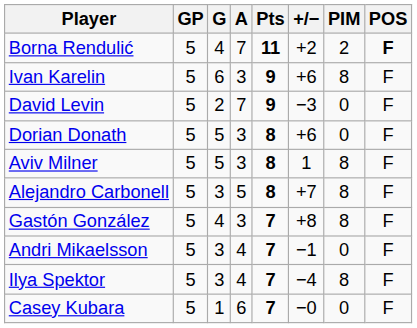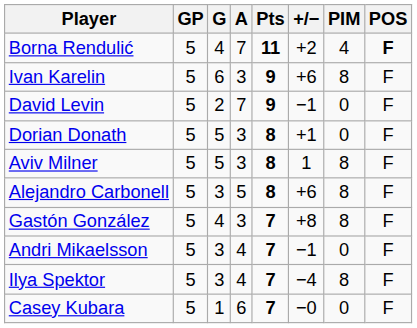(344, 47) 2 -> (344, 47) 4
(306, 105) −3 -> (306, 105) −1
(306, 134) +6 -> (306, 134) +1
(306, 192) +7 -> (306, 192) +6
